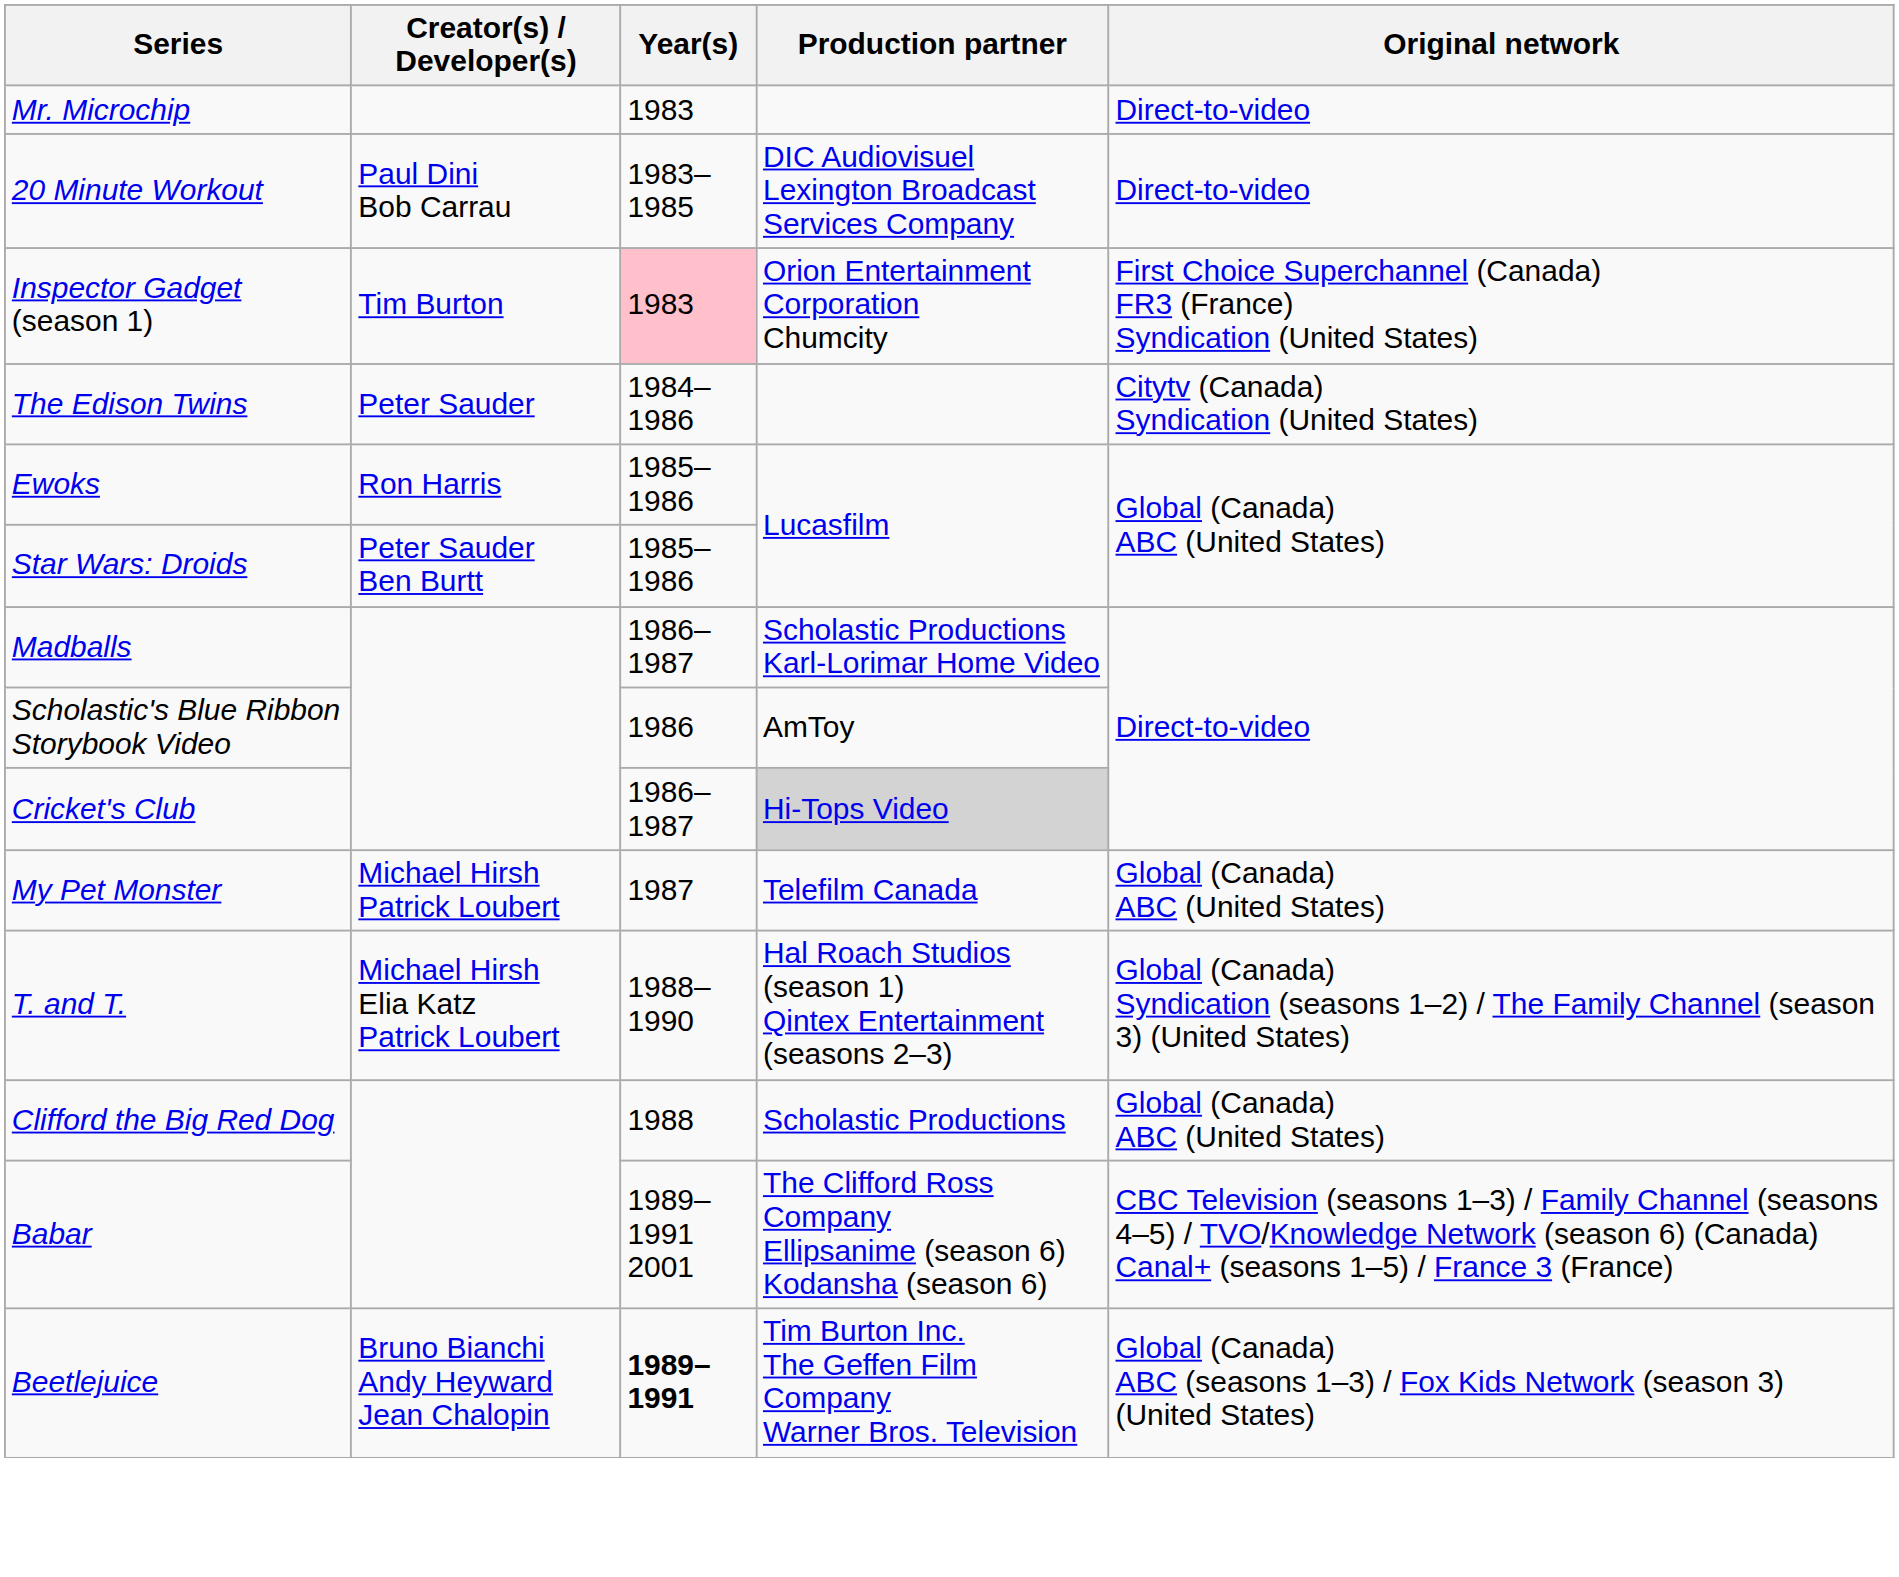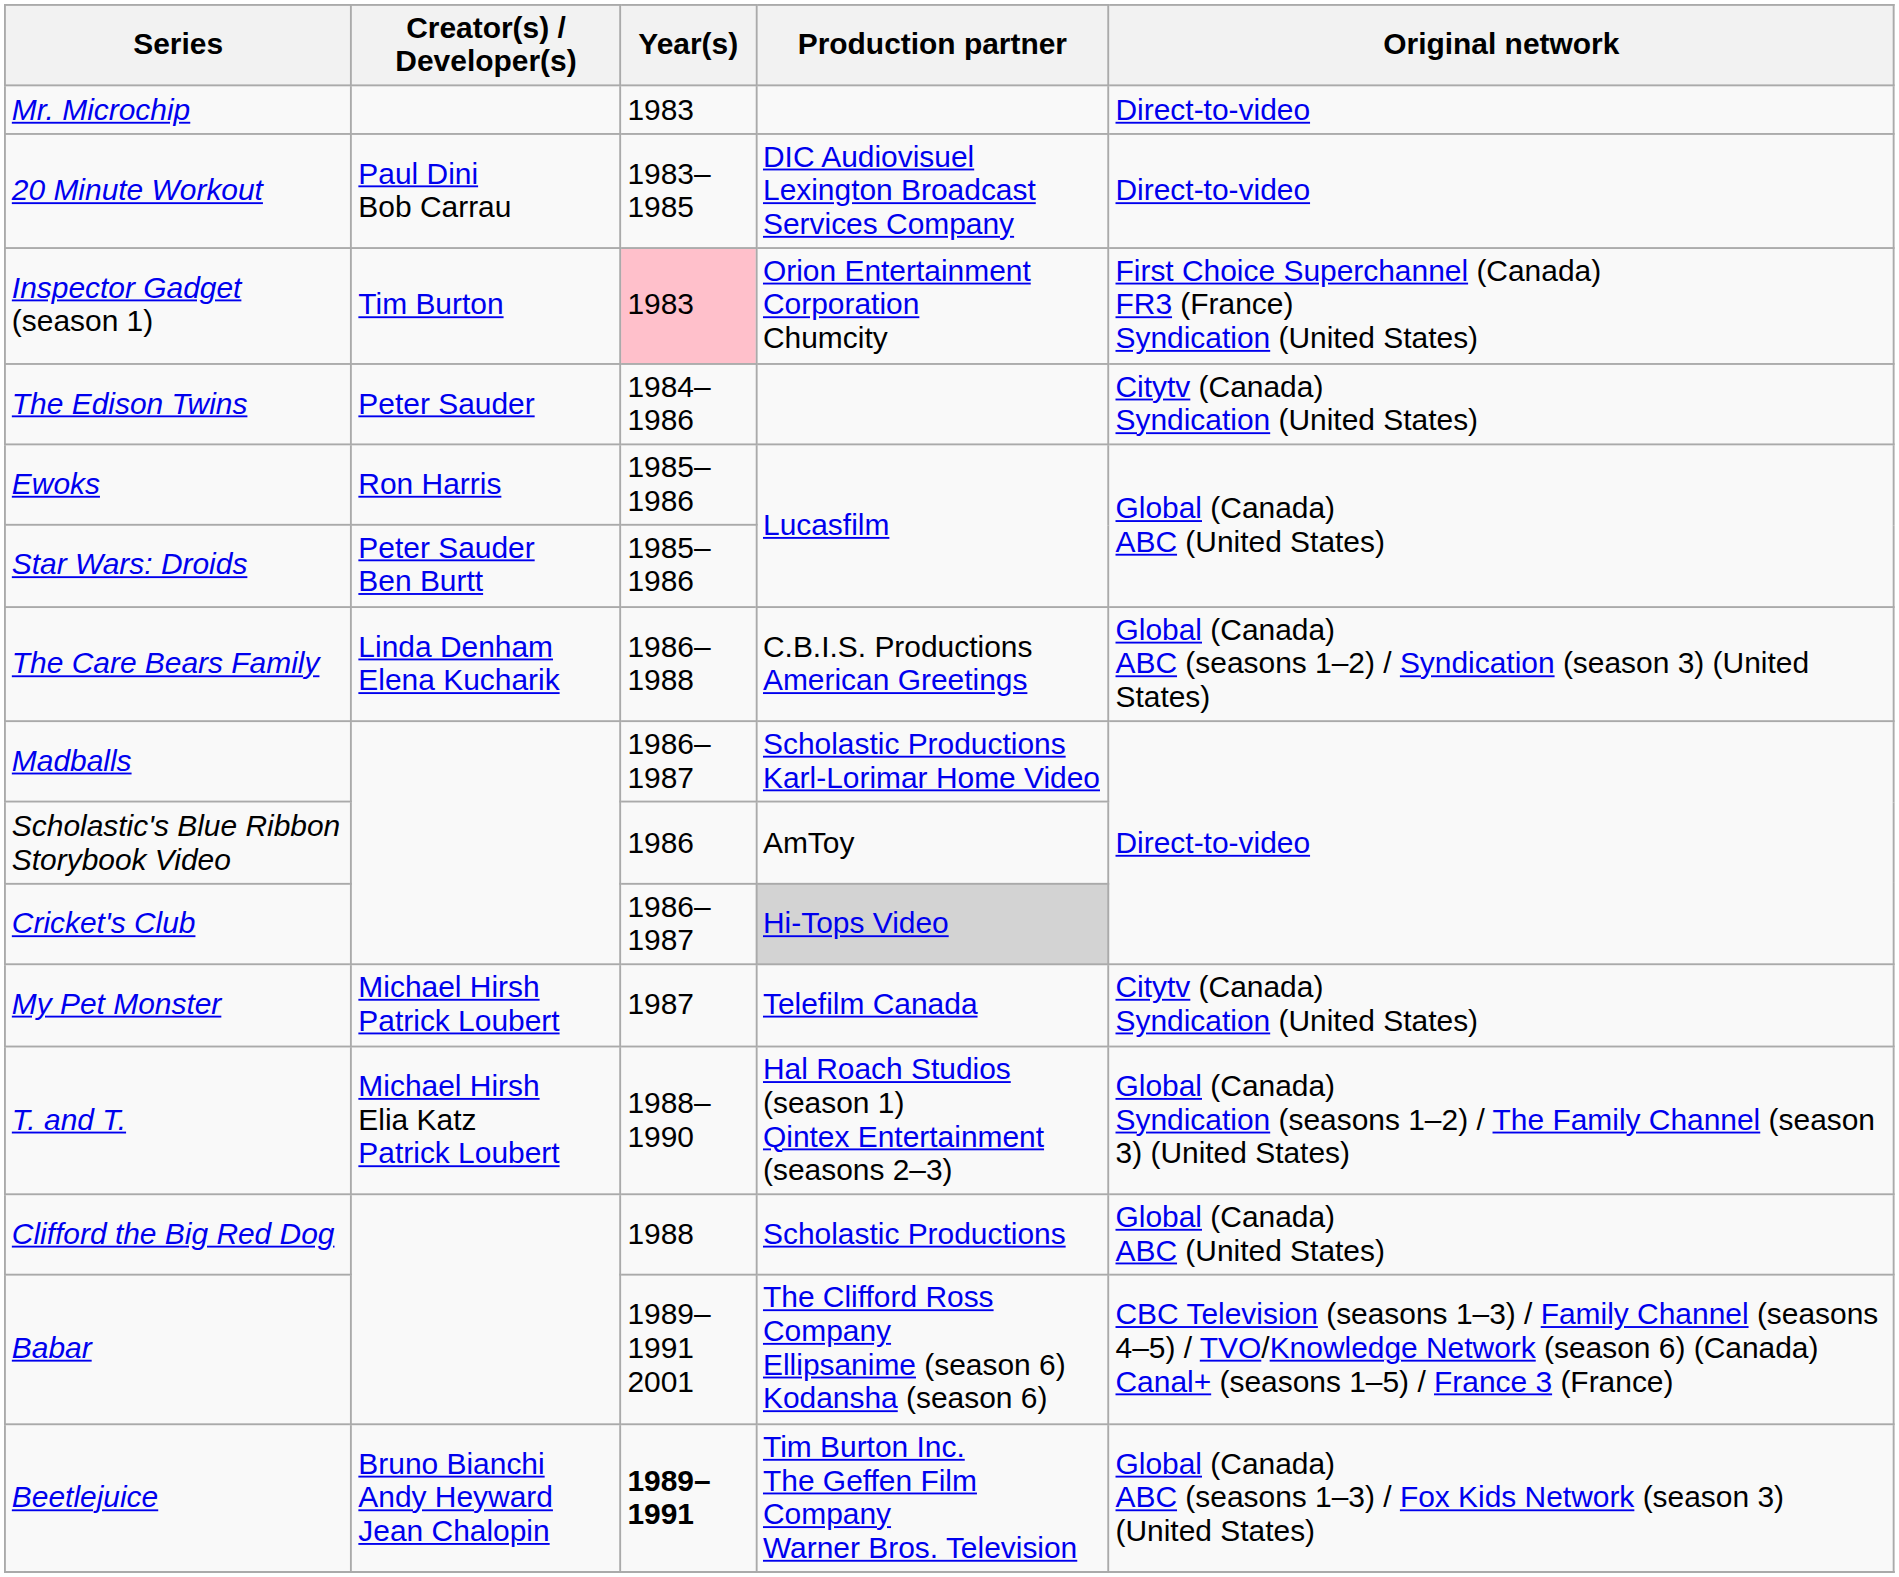+ row: (166, 663)
(1250, 889) Global (Canada) ABC (United States) -> (1297, 1004) Citytv (Canada) Syndication (United States)
